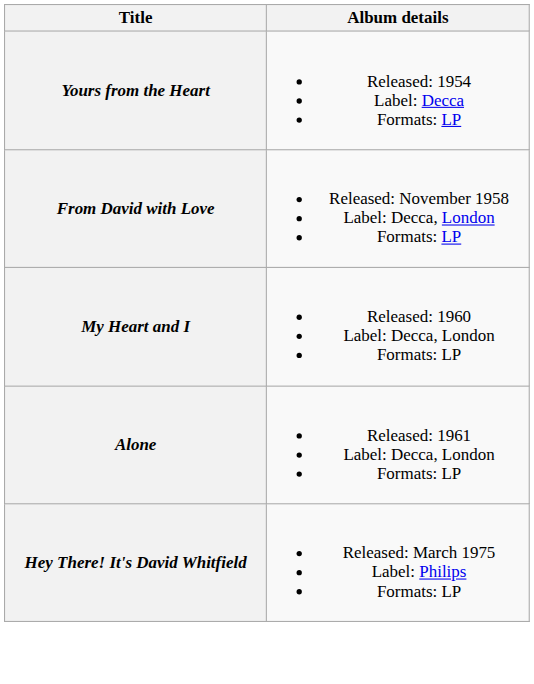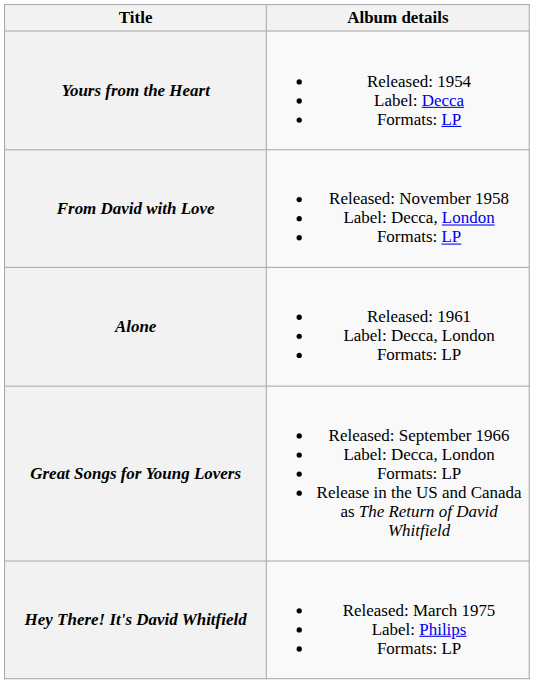- row: (136, 326)
+ row: (136, 473)
